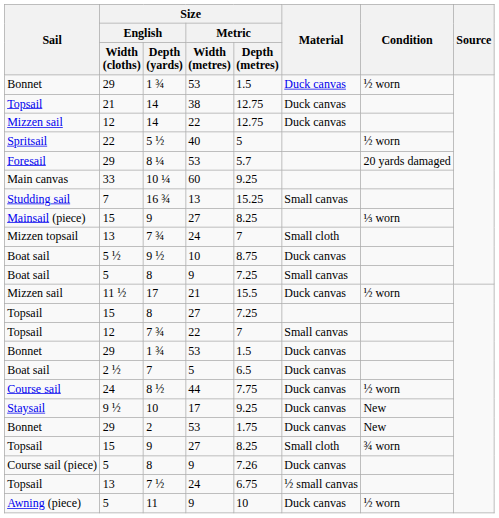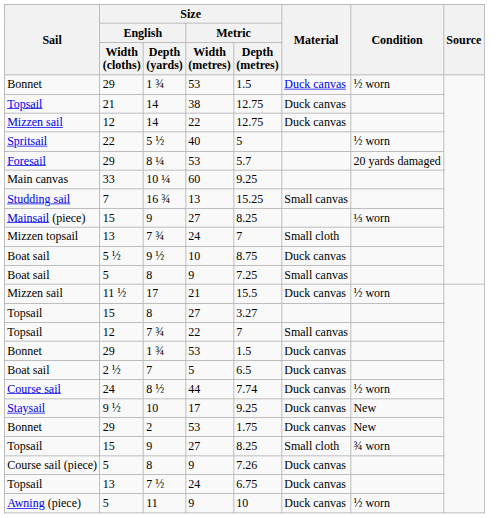(247, 312) 7.25 -> (247, 312) 3.27
(247, 389) 7.75 -> (247, 389) 7.74
(321, 484) ½ small canvas -> (315, 484) Duck canvas
